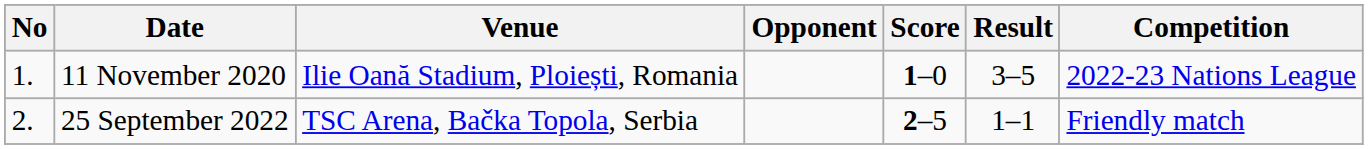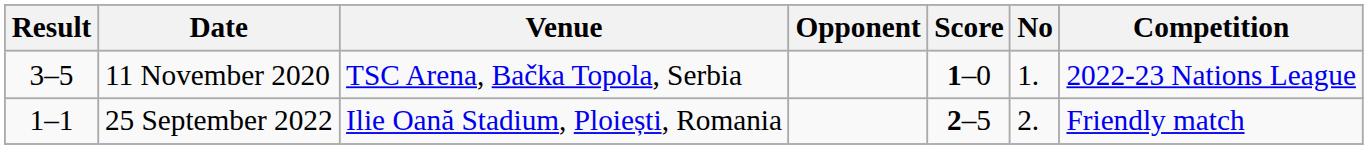columns swapped: (30, 27) <-> (1013, 27)
(520, 74) Ilie Oană Stadium, Ploiești, Romania -> (544, 74) TSC Arena, Bačka Topola, Serbia
(500, 120) TSC Arena, Bačka Topola, Serbia -> (564, 120) Ilie Oană Stadium, Ploiești, Romania
